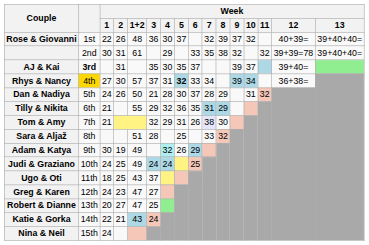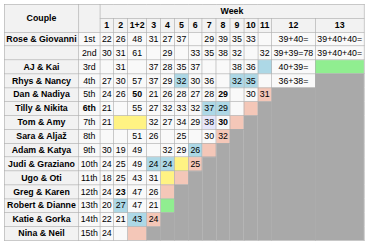(154, 39) 36 -> (154, 39) 31
(167, 39) 30 -> (167, 39) 27
(209, 39) 32 -> (209, 39) 29
(237, 39) 37 -> (237, 39) 35
(251, 39) 32 -> (251, 39) 33
(293, 39) 40+39= -> (293, 39) 39+40=
(89, 67) bold -> (89, 67) normal
(154, 67) 35 -> (154, 67) 37
(167, 67) 30 -> (167, 67) 28
(237, 67) 39 -> (237, 67) 38
(251, 67) 37 -> (251, 67) 36
(293, 67) 39+40= -> (293, 67) 40+39=
(89, 81) gold background -> (89, 81) no background
(167, 81) 31 -> (167, 81) 29
(181, 81) bold -> (181, 81) normal
(195, 81) 33 -> (195, 81) 30
(209, 81) 34 -> (209, 81) 36
(237, 81) 39 -> (237, 81) 32
(251, 81) 34 -> (251, 81) 35
(137, 95) normal -> (137, 95) bold
(167, 95) 28 -> (167, 95) 26
(181, 95) 30 -> (181, 95) 28
(195, 95) 37 -> (195, 95) 27
(223, 95) normal -> (223, 95) bold
(251, 95) 31 -> (251, 95) 30
(265, 95) 32 -> (265, 95) 31
(89, 109) normal -> (89, 109) bold
(154, 109) 29 -> (154, 109) 27
(181, 109) 36 -> (181, 109) 33
(195, 109) 35 -> (195, 109) 32
(209, 109) 31 -> (209, 109) 37
(167, 123) 29 -> (167, 123) 27
(181, 123) 31 -> (181, 123) 34
(195, 123) 26 -> (195, 123) 29
(223, 123) normal -> (223, 123) bold
(154, 137) 28 -> (154, 137) 26
(209, 137) 33 -> (209, 137) 30
(167, 150) paleturquoise background -> (167, 150) no background
(181, 150) 26 -> (181, 150) 29
(195, 150) 29 -> (195, 150) 26
(154, 178) 37 -> (154, 178) 31
(121, 192) normal -> (121, 192) bold
(154, 192) 27 -> (154, 192) 26
(121, 206) no background -> (121, 206) lightblue background
(154, 206) 25 -> (154, 206) 21
